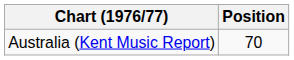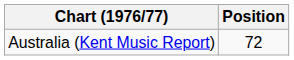(254, 42) 70 -> (254, 42) 72
